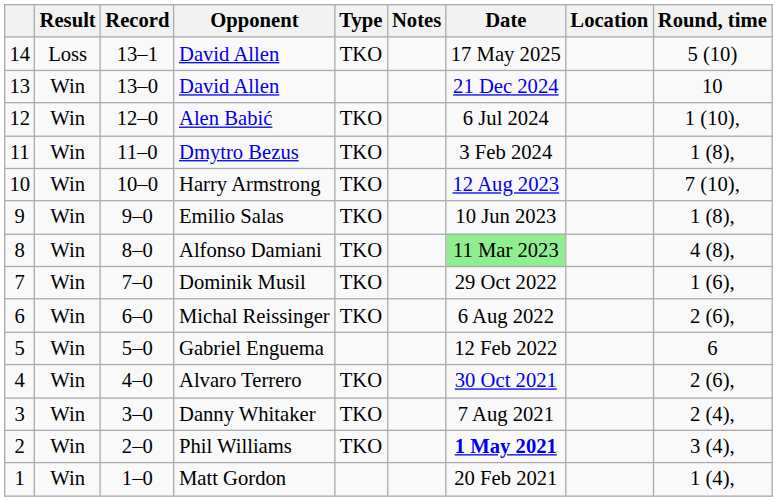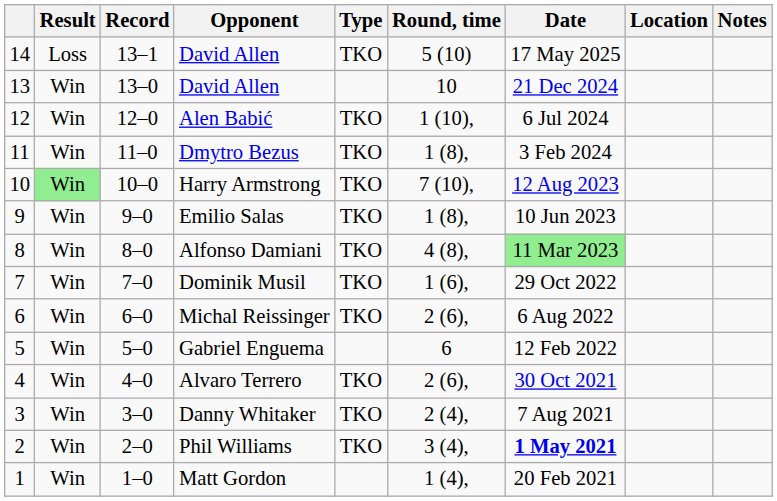columns swapped: (712, 20) <-> (417, 20)
(68, 184) no background -> (68, 184) lightgreen background
